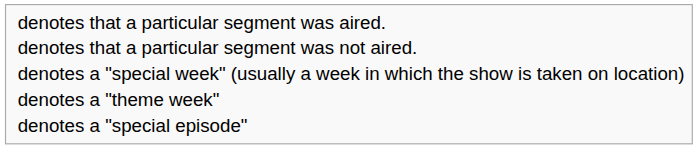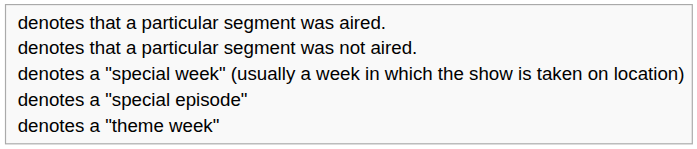rows swapped: (133, 125) <-> (119, 100)
